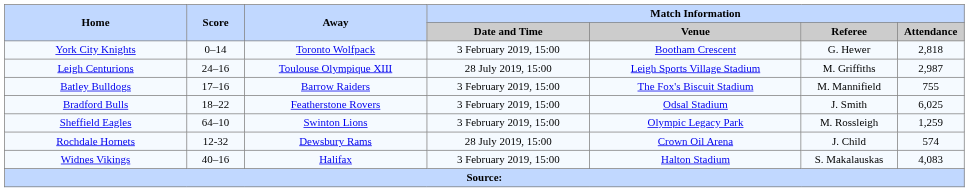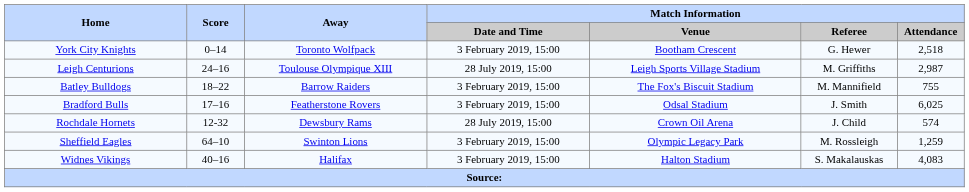(931, 50) 2,818 -> (931, 50) 2,518
(216, 86) 17–16 -> (216, 86) 18–22
(216, 104) 18–22 -> (216, 104) 17–16
rows swapped: (96, 141) <-> (96, 123)
